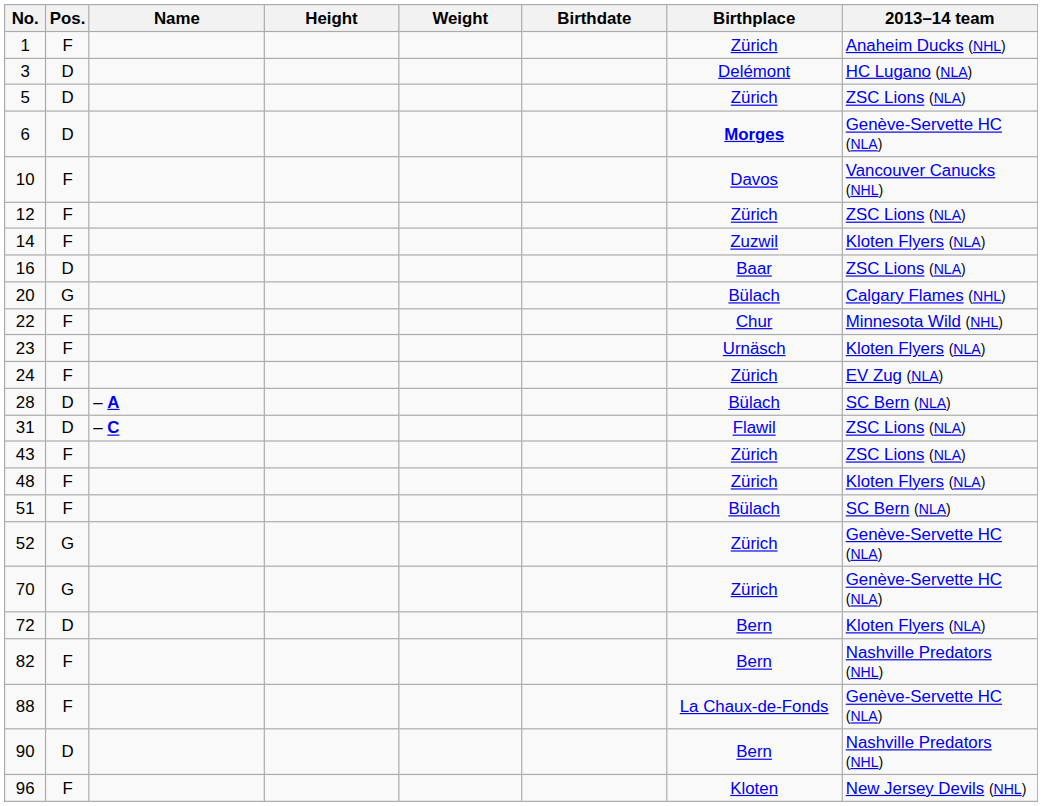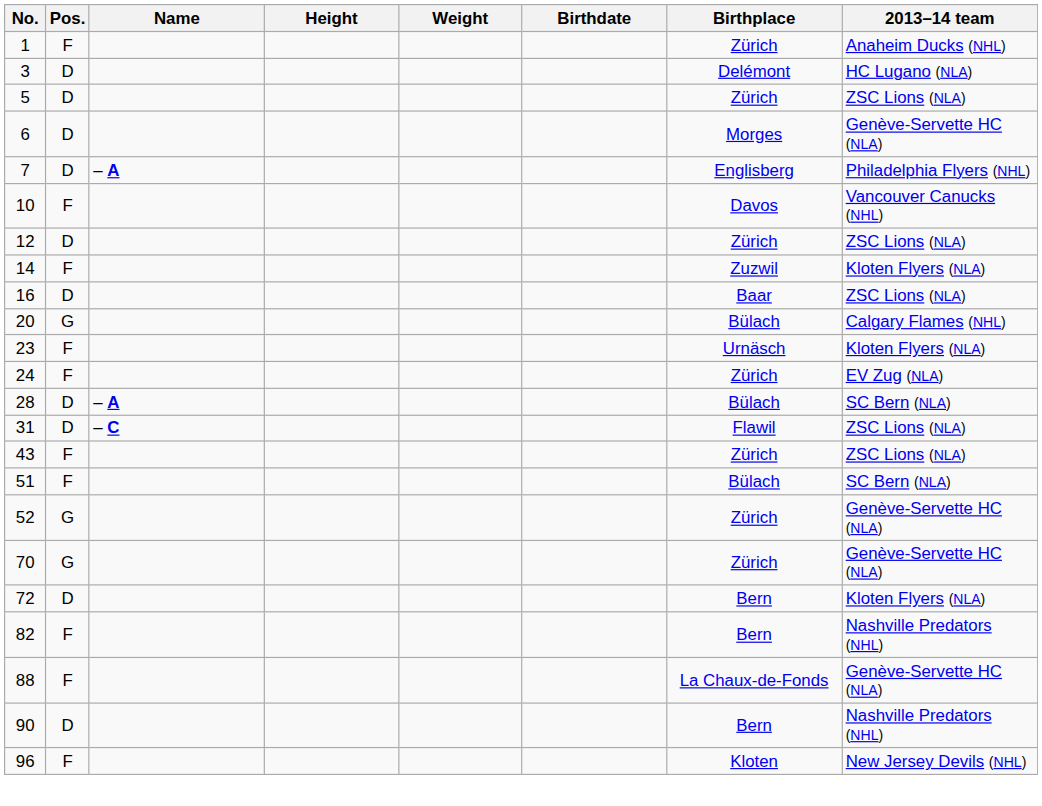(754, 134) bold -> (754, 134) normal
+ row: (25, 170)
(68, 215) F -> (68, 242) D
- row: (25, 322)
- row: (25, 482)
